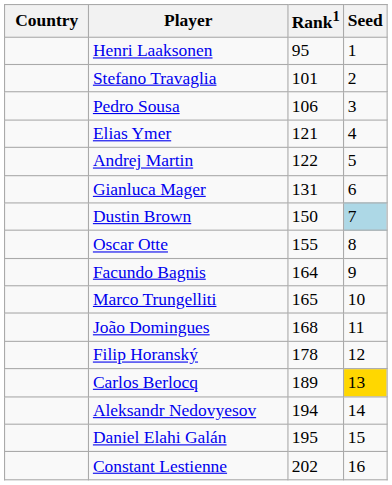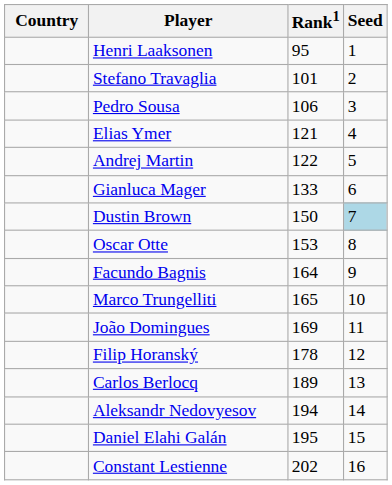(305, 188) 131 -> (305, 188) 133
(305, 244) 155 -> (305, 244) 153
(305, 327) 168 -> (305, 327) 169
(356, 382) gold background -> (356, 382) no background
